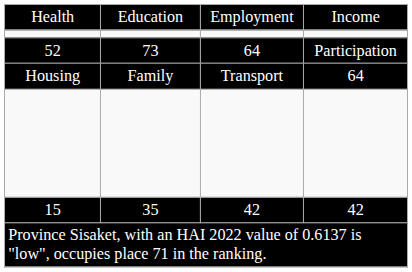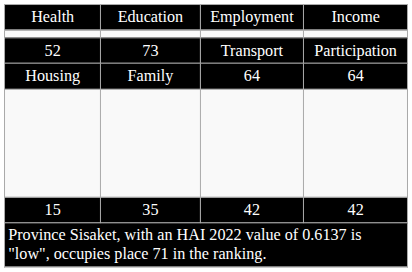(252, 50) 64 -> (252, 50) Transport
(252, 76) Transport -> (252, 76) 64
